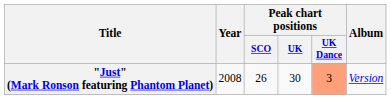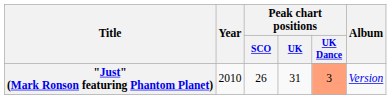(230, 79) 2008 -> (230, 79) 2010
(295, 79) 30 -> (295, 79) 31
